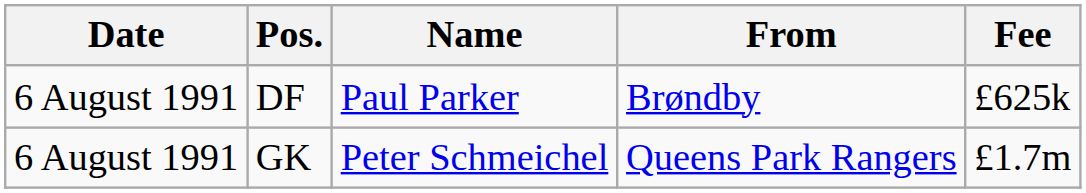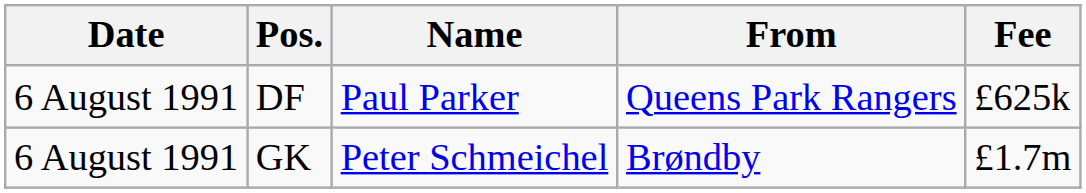(693, 95) Brøndby -> (791, 95) Queens Park Rangers
(791, 156) Queens Park Rangers -> (693, 156) Brøndby
